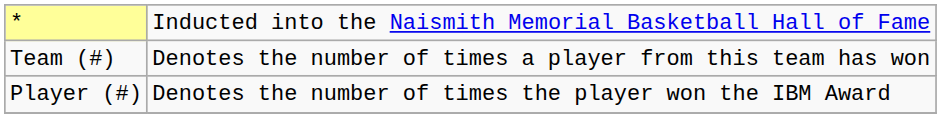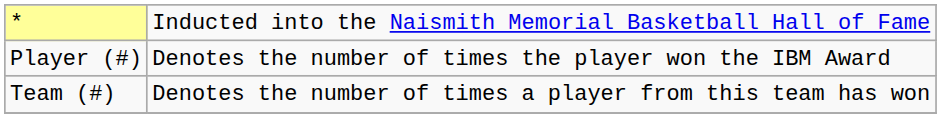rows swapped: (76, 94) <-> (63, 59)
